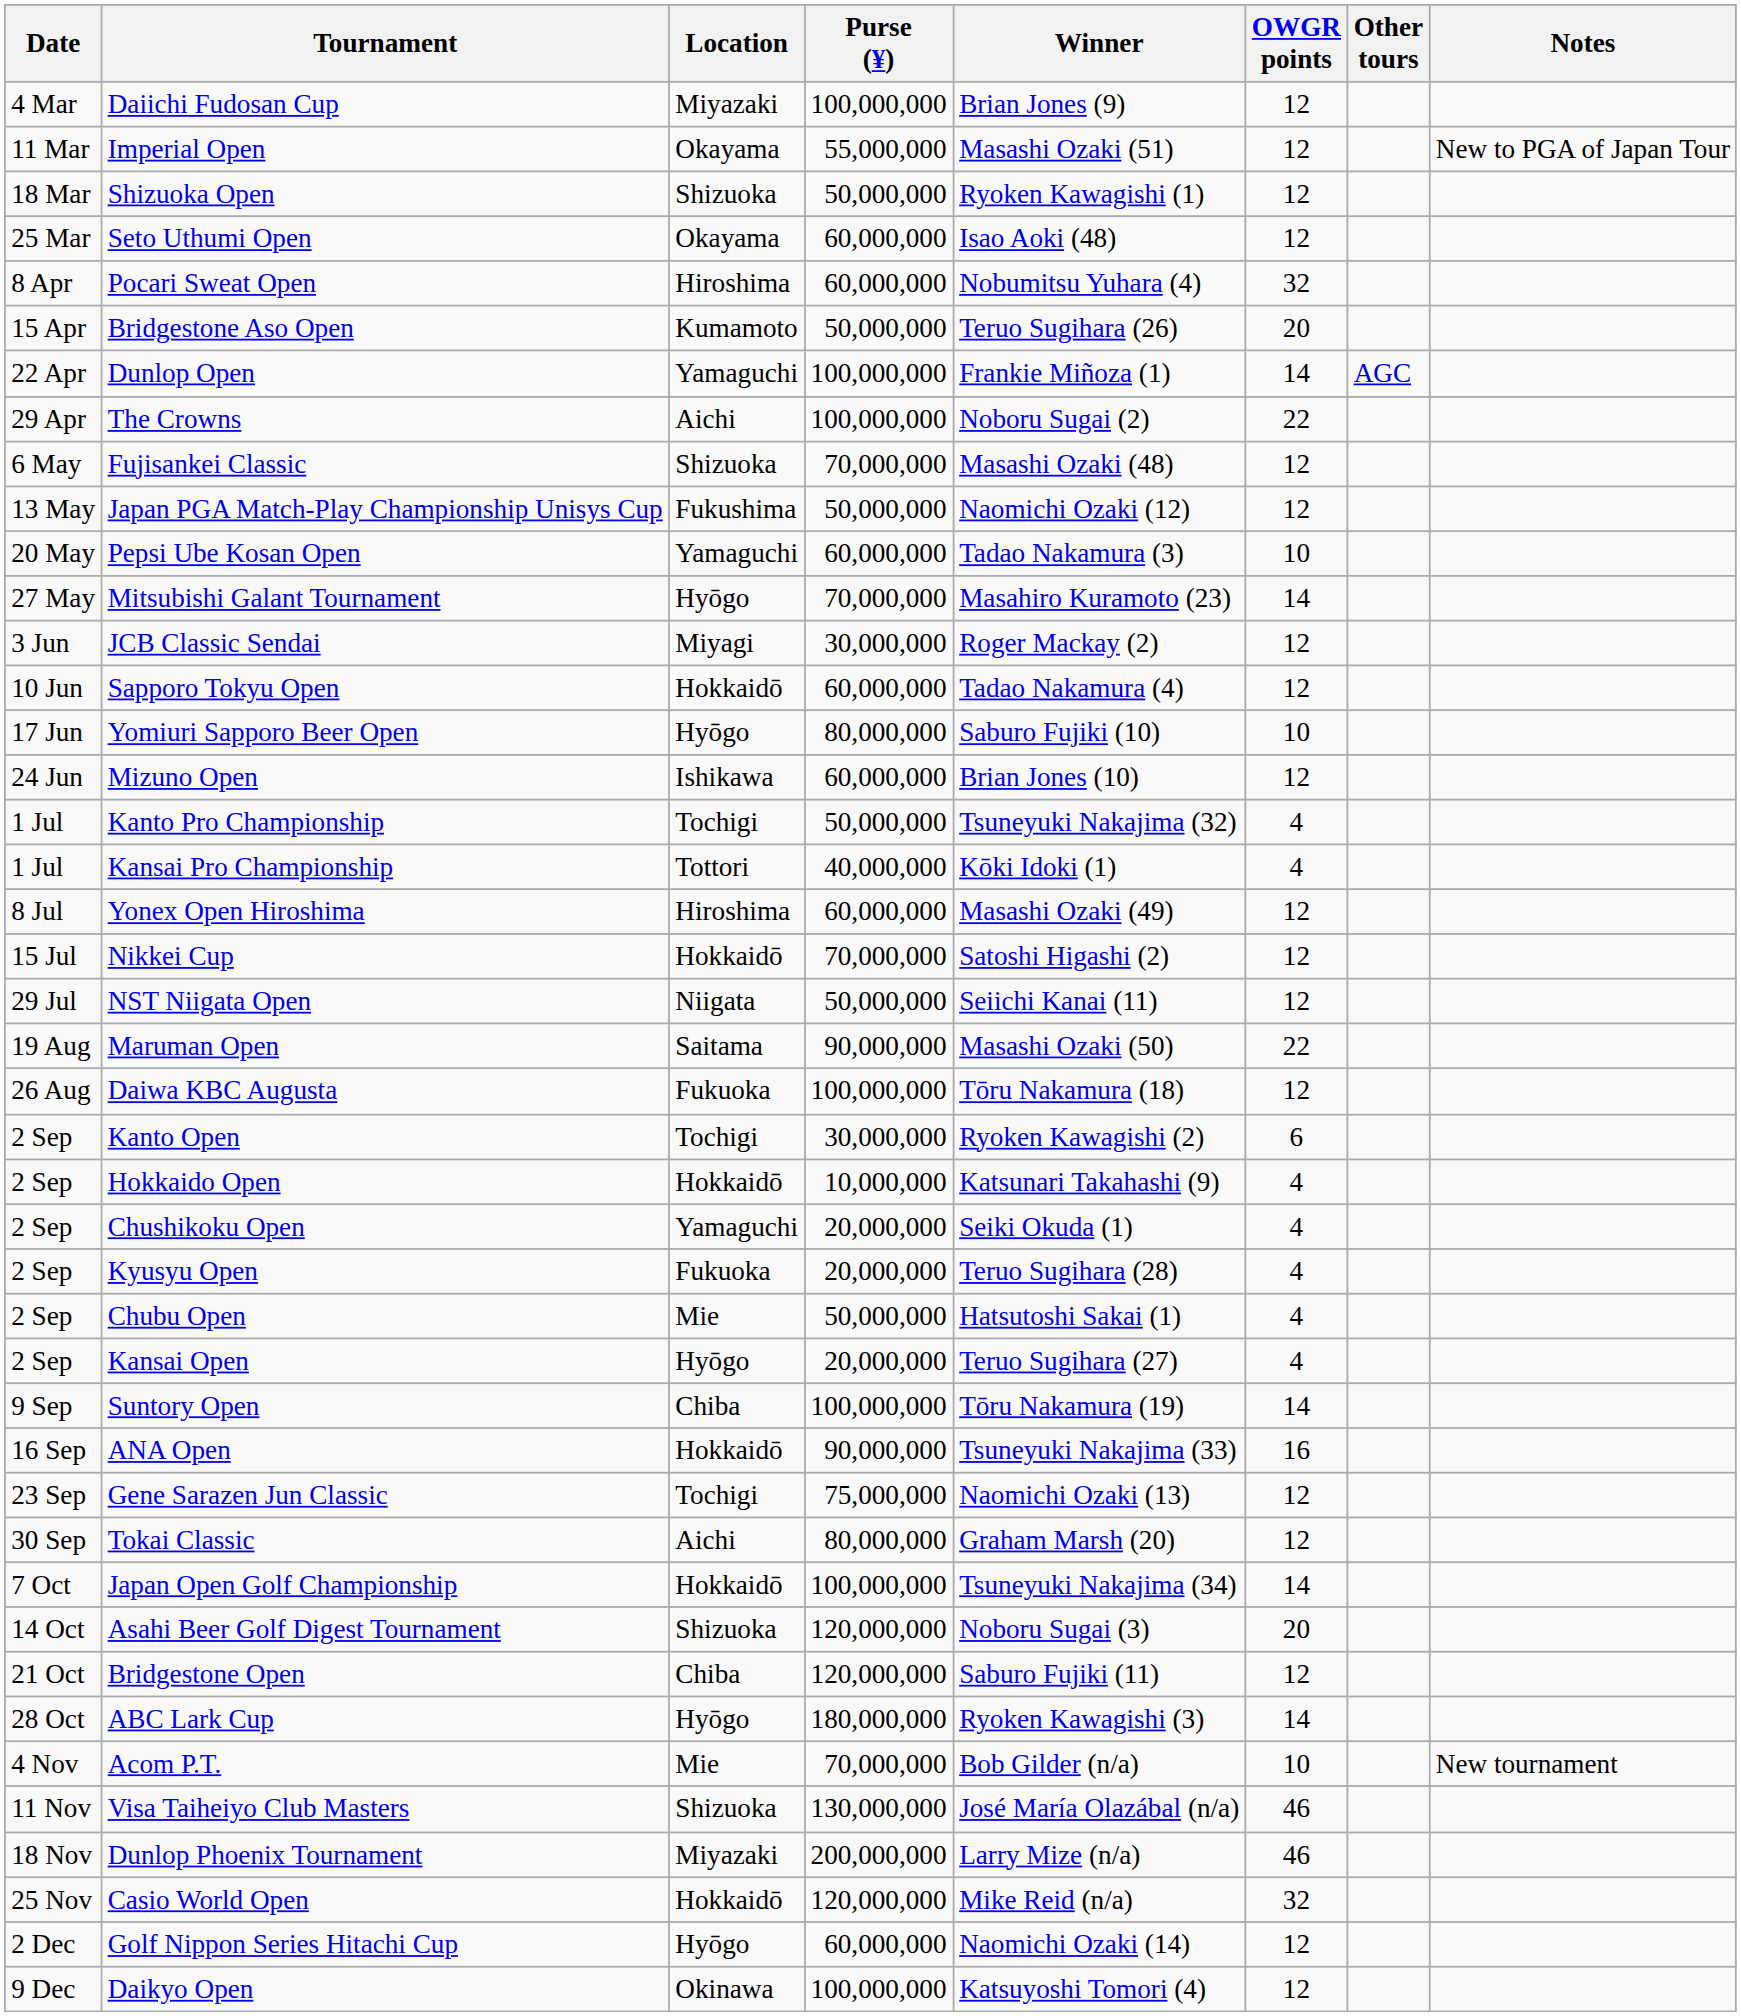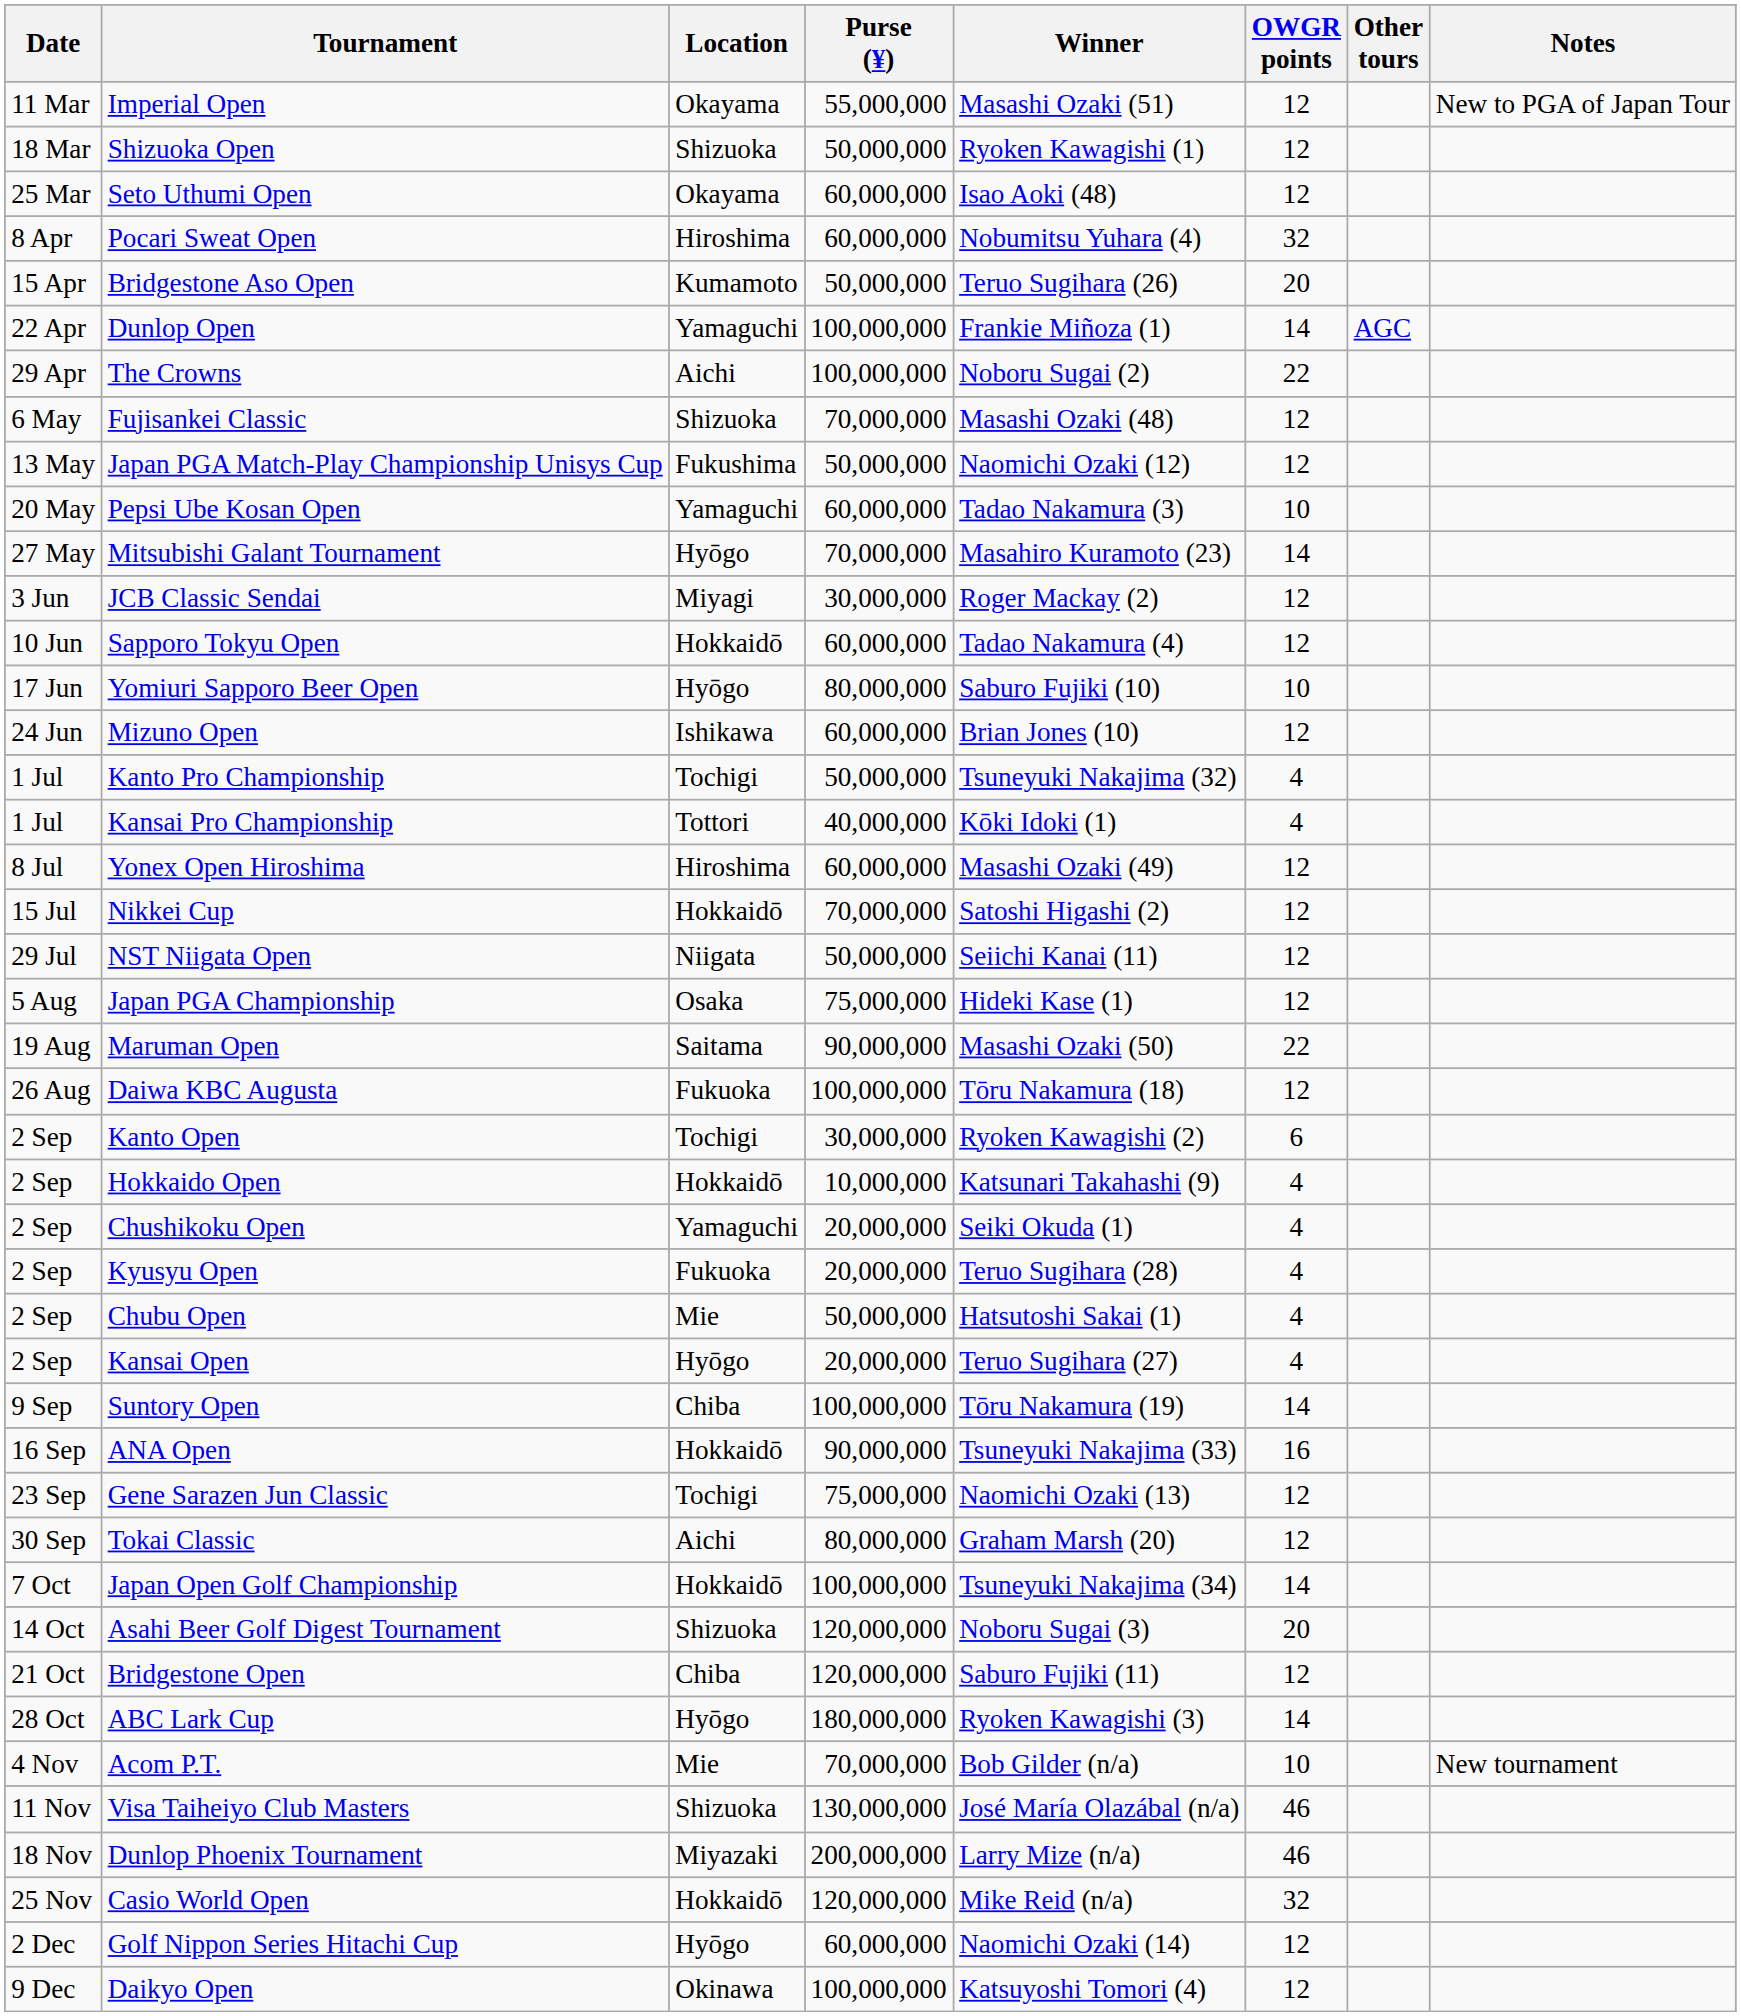- row: (223, 104)
+ row: (251, 1001)
